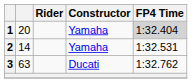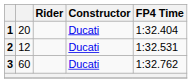(88, 30) Yamaha -> (84, 30) Ducati
(157, 30) lightgrey background -> (157, 30) no background
(24, 47) 14 -> (24, 47) 12
(88, 47) Yamaha -> (84, 47) Ducati
(24, 64) 63 -> (24, 64) 60
